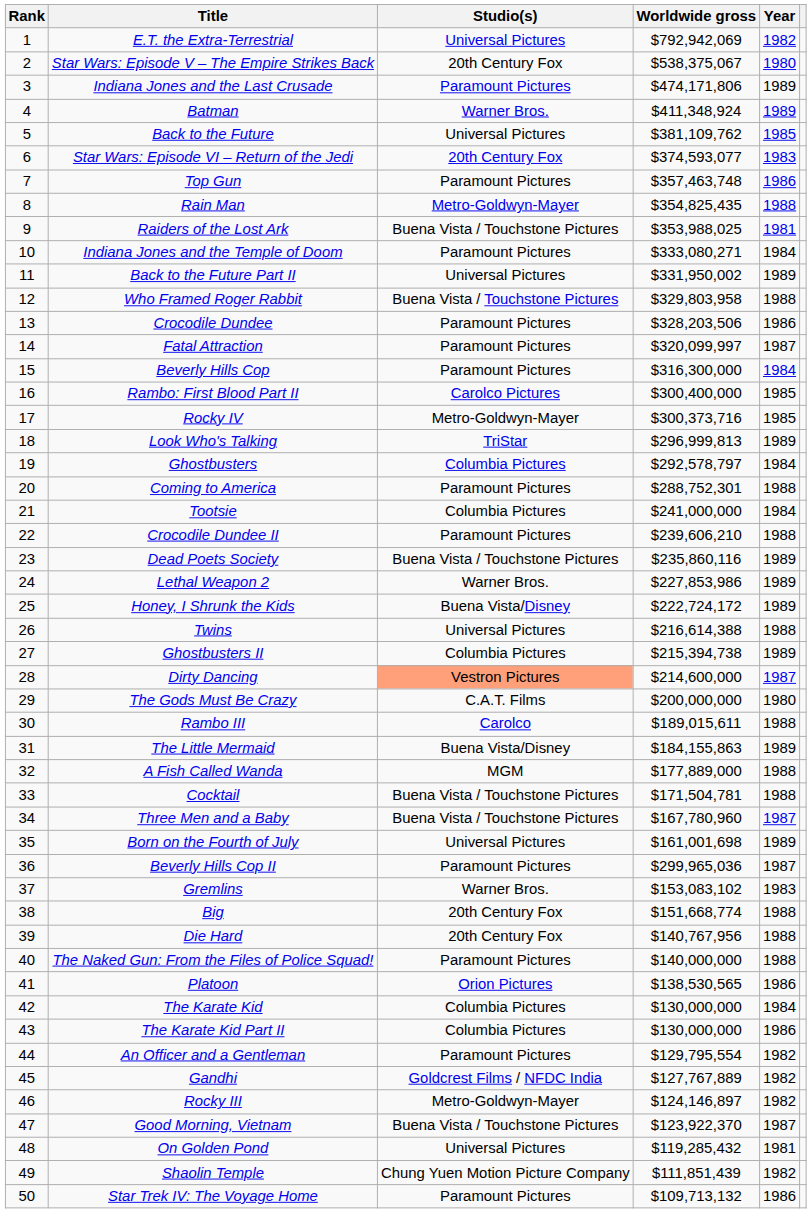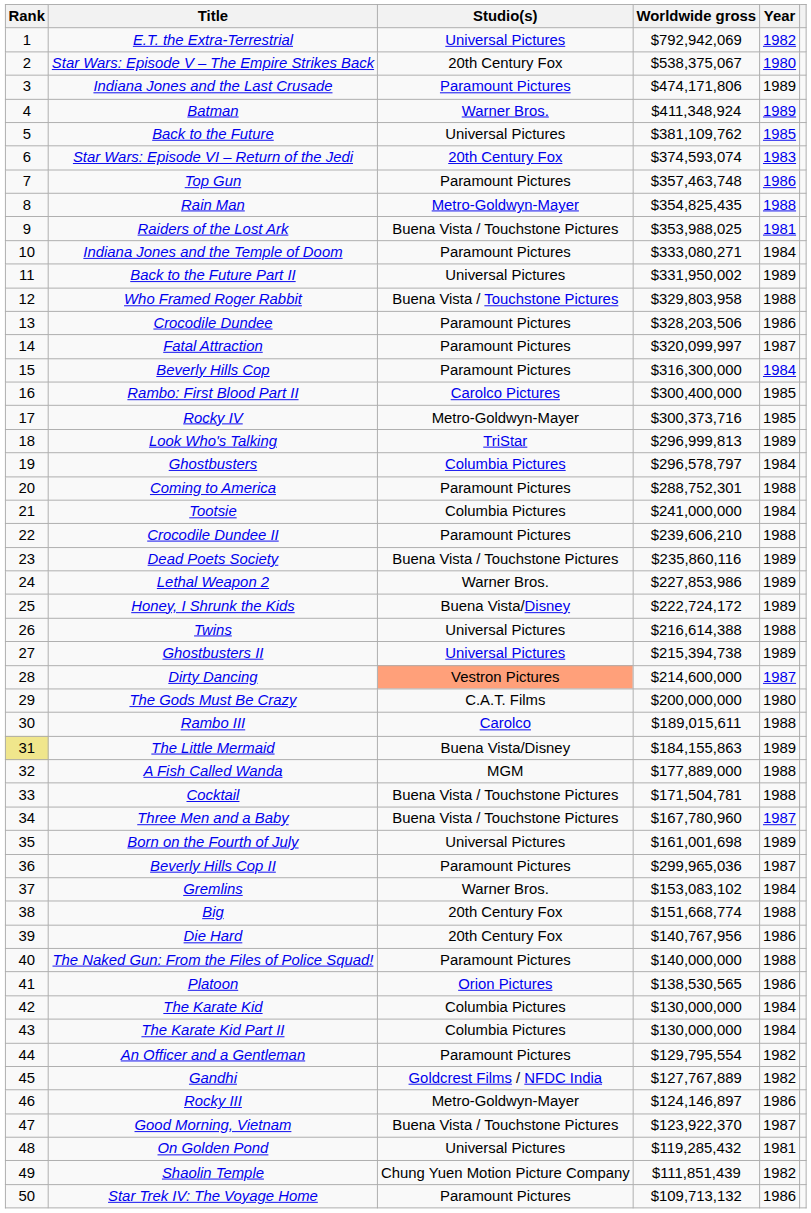(696, 157) $374,593,077 -> (696, 157) $374,593,074
(696, 464) $292,578,797 -> (696, 464) $296,578,797
(505, 653) Columbia Pictures -> (505, 653) Universal Pictures
(27, 747) no background -> (27, 747) khaki background
(780, 889) 1983 -> (780, 889) 1984
(780, 936) 1988 -> (780, 936) 1986
(780, 1031) 1986 -> (780, 1031) 1984
(780, 1101) 1982 -> (780, 1101) 1986
